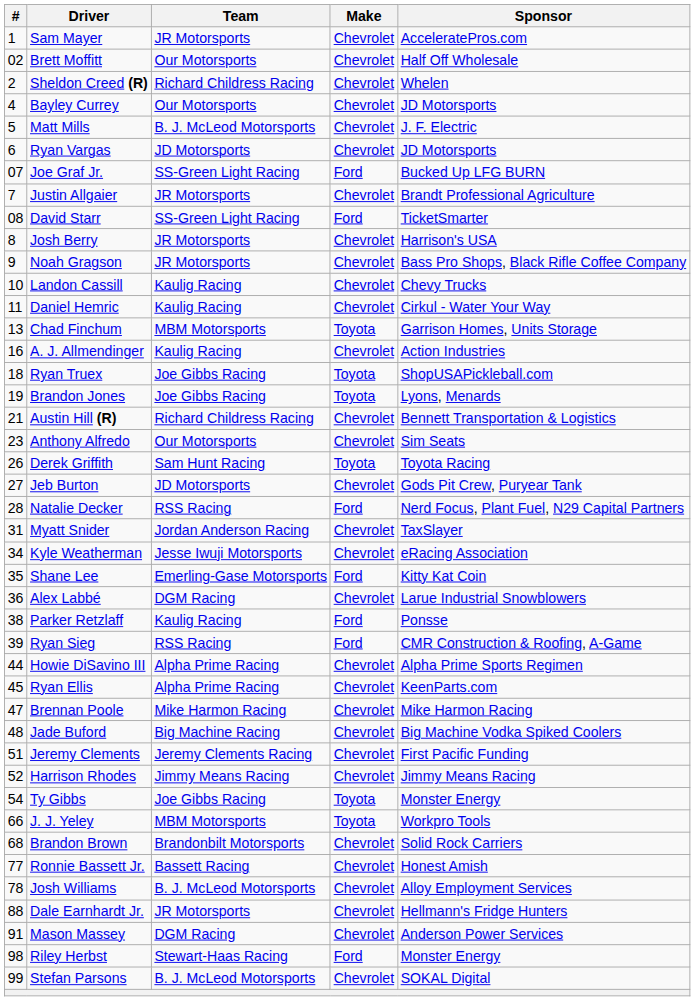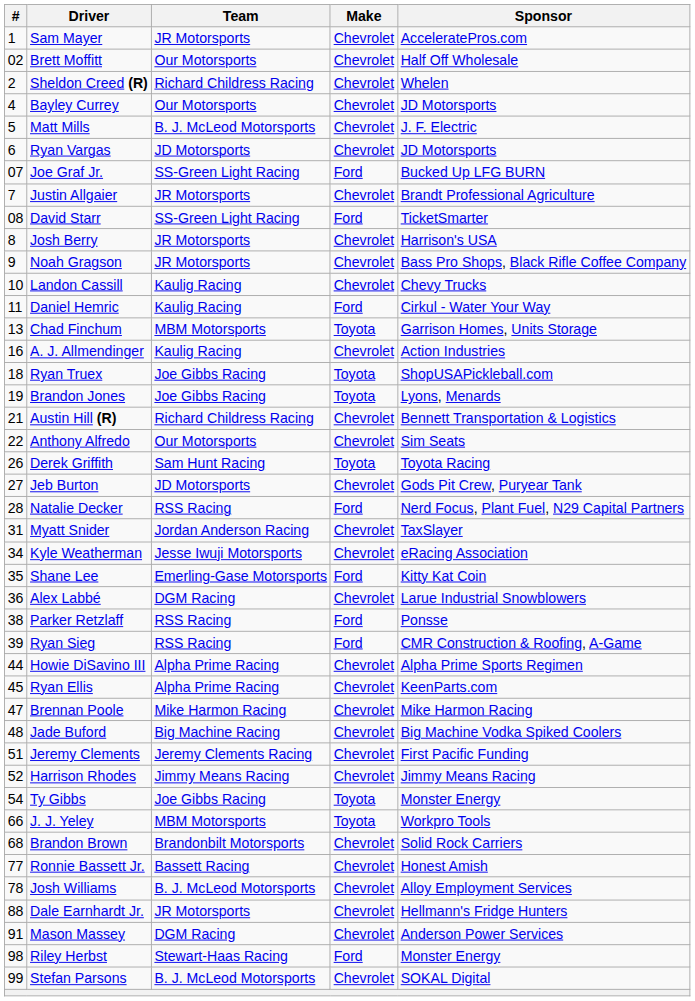(364, 307) Chevrolet -> (348, 307) Ford
(16, 441) 23 -> (16, 441) 22
(198, 620) Kaulig Racing -> (193, 620) RSS Racing
